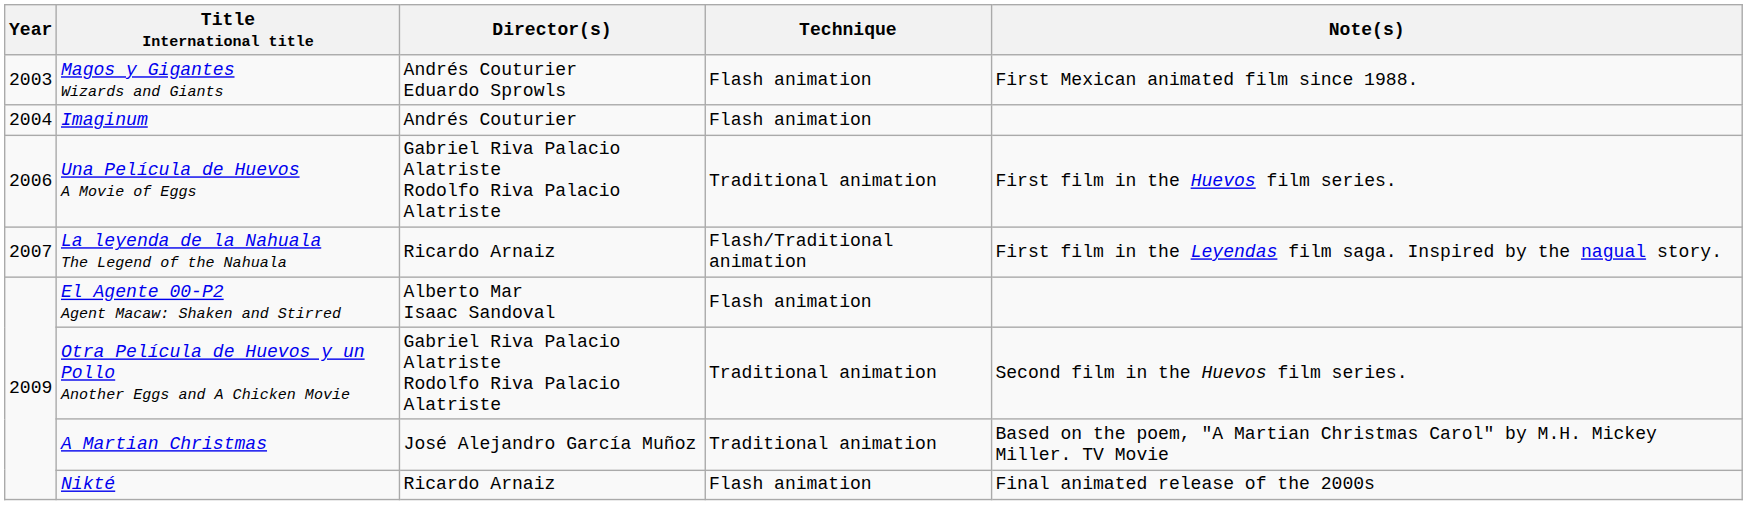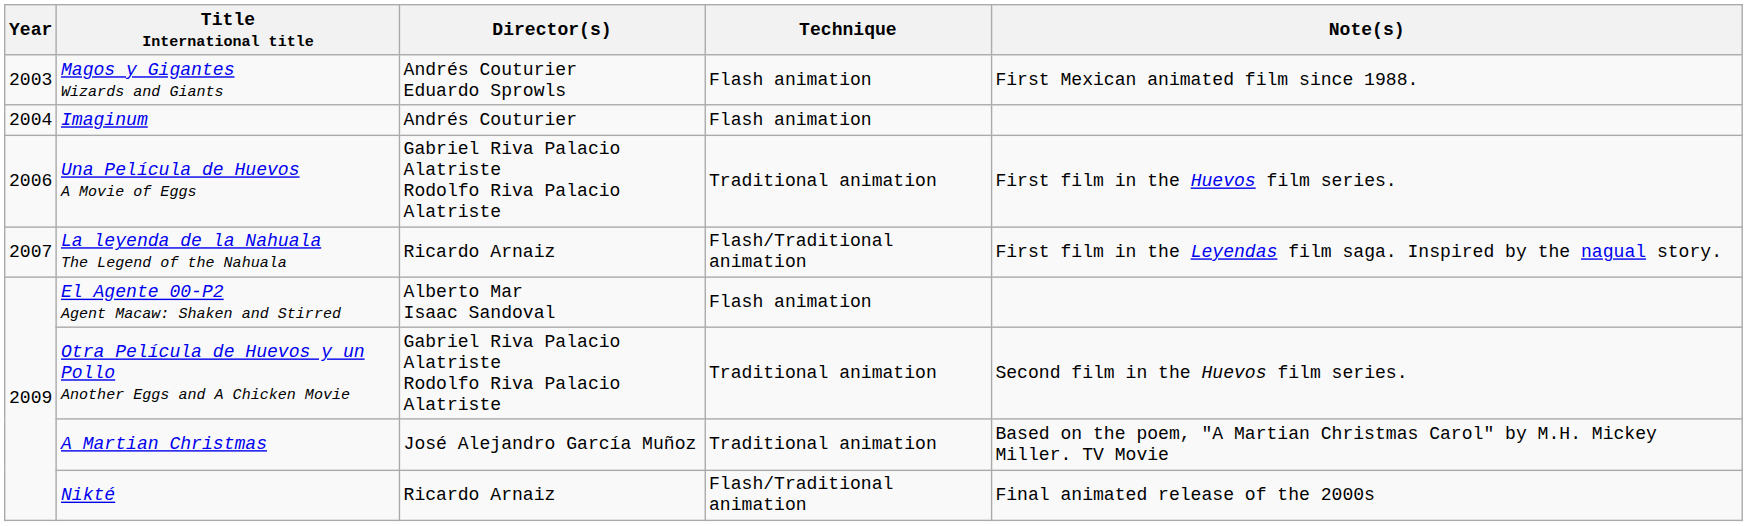(790, 484) Flash animation -> (801, 495) Flash/Traditional animation
